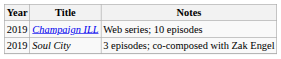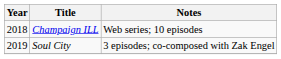(17, 29) 2019 -> (17, 29) 2018
